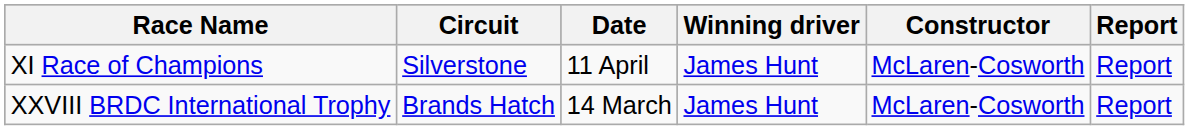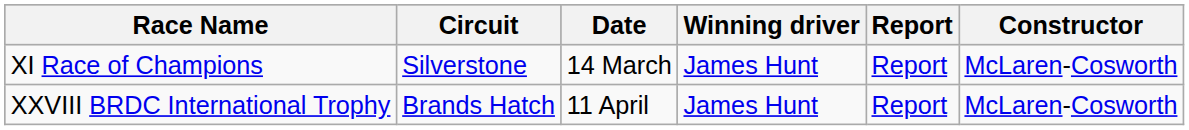columns swapped: (978, 25) <-> (1137, 25)
(608, 65) 11 April -> (619, 65) 14 March
(619, 105) 14 March -> (608, 105) 11 April
